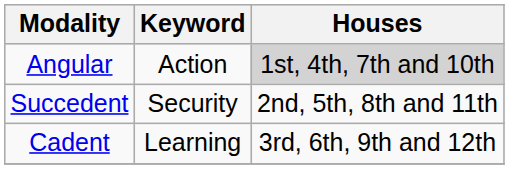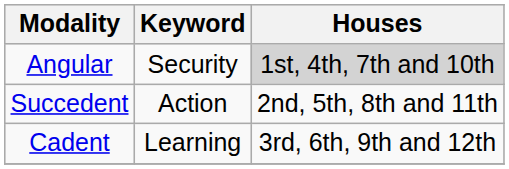(193, 63) Action -> (193, 63) Security
(193, 103) Security -> (193, 103) Action
